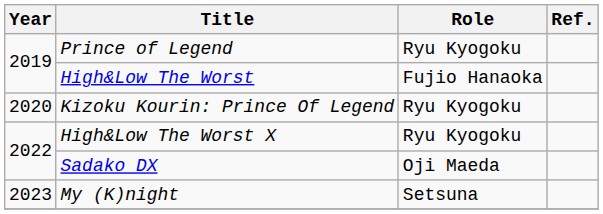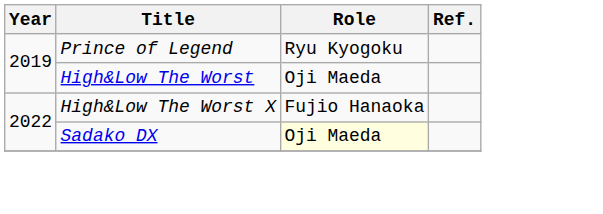(473, 78) Fujio Hanaoka -> (333, 78) Oji Maeda
- row: (227, 107)
(462, 136) Ryu Kyogoku -> (354, 107) Fujio Hanaoka
(451, 166) no background -> (333, 136) lightyellow background
- row: (120, 195)
